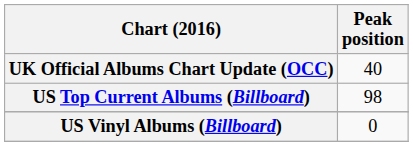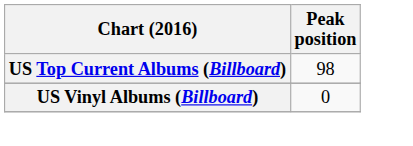- row: (171, 68)
